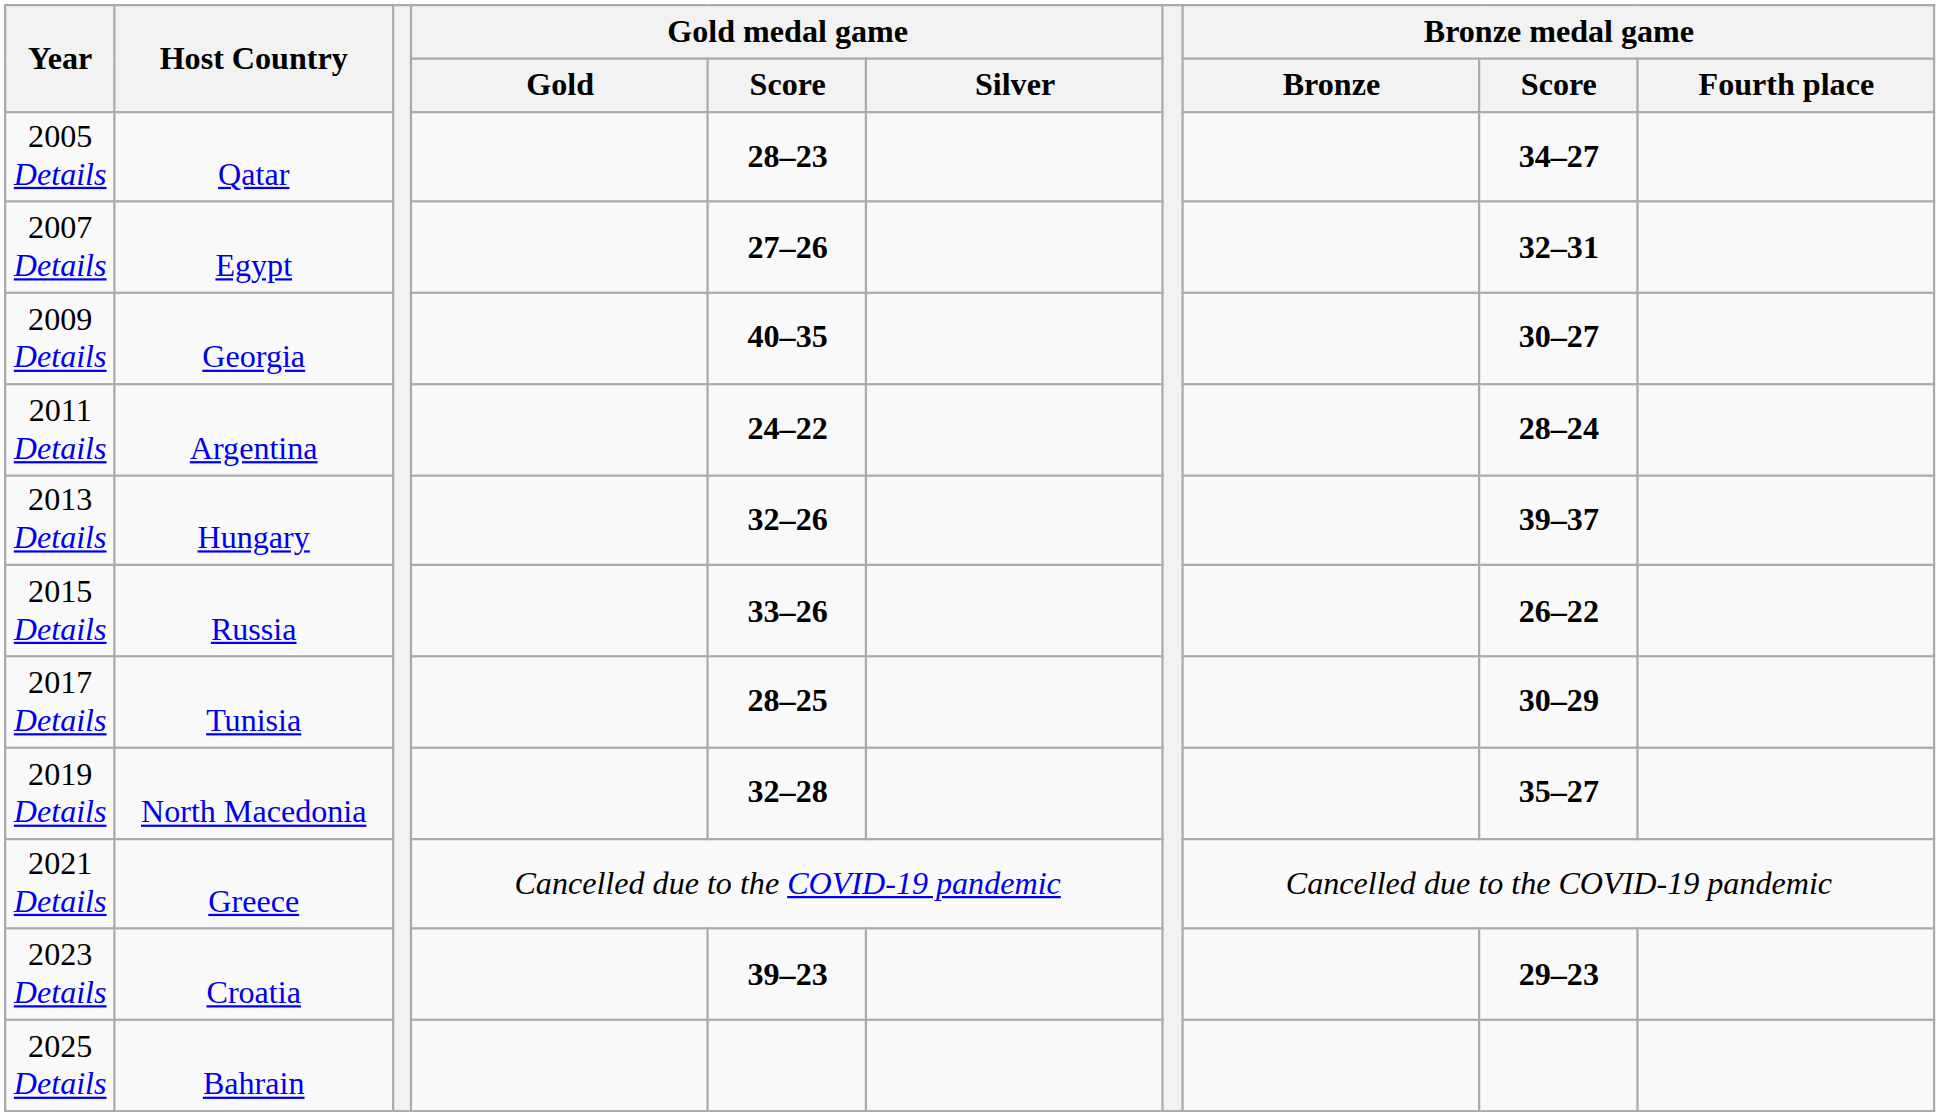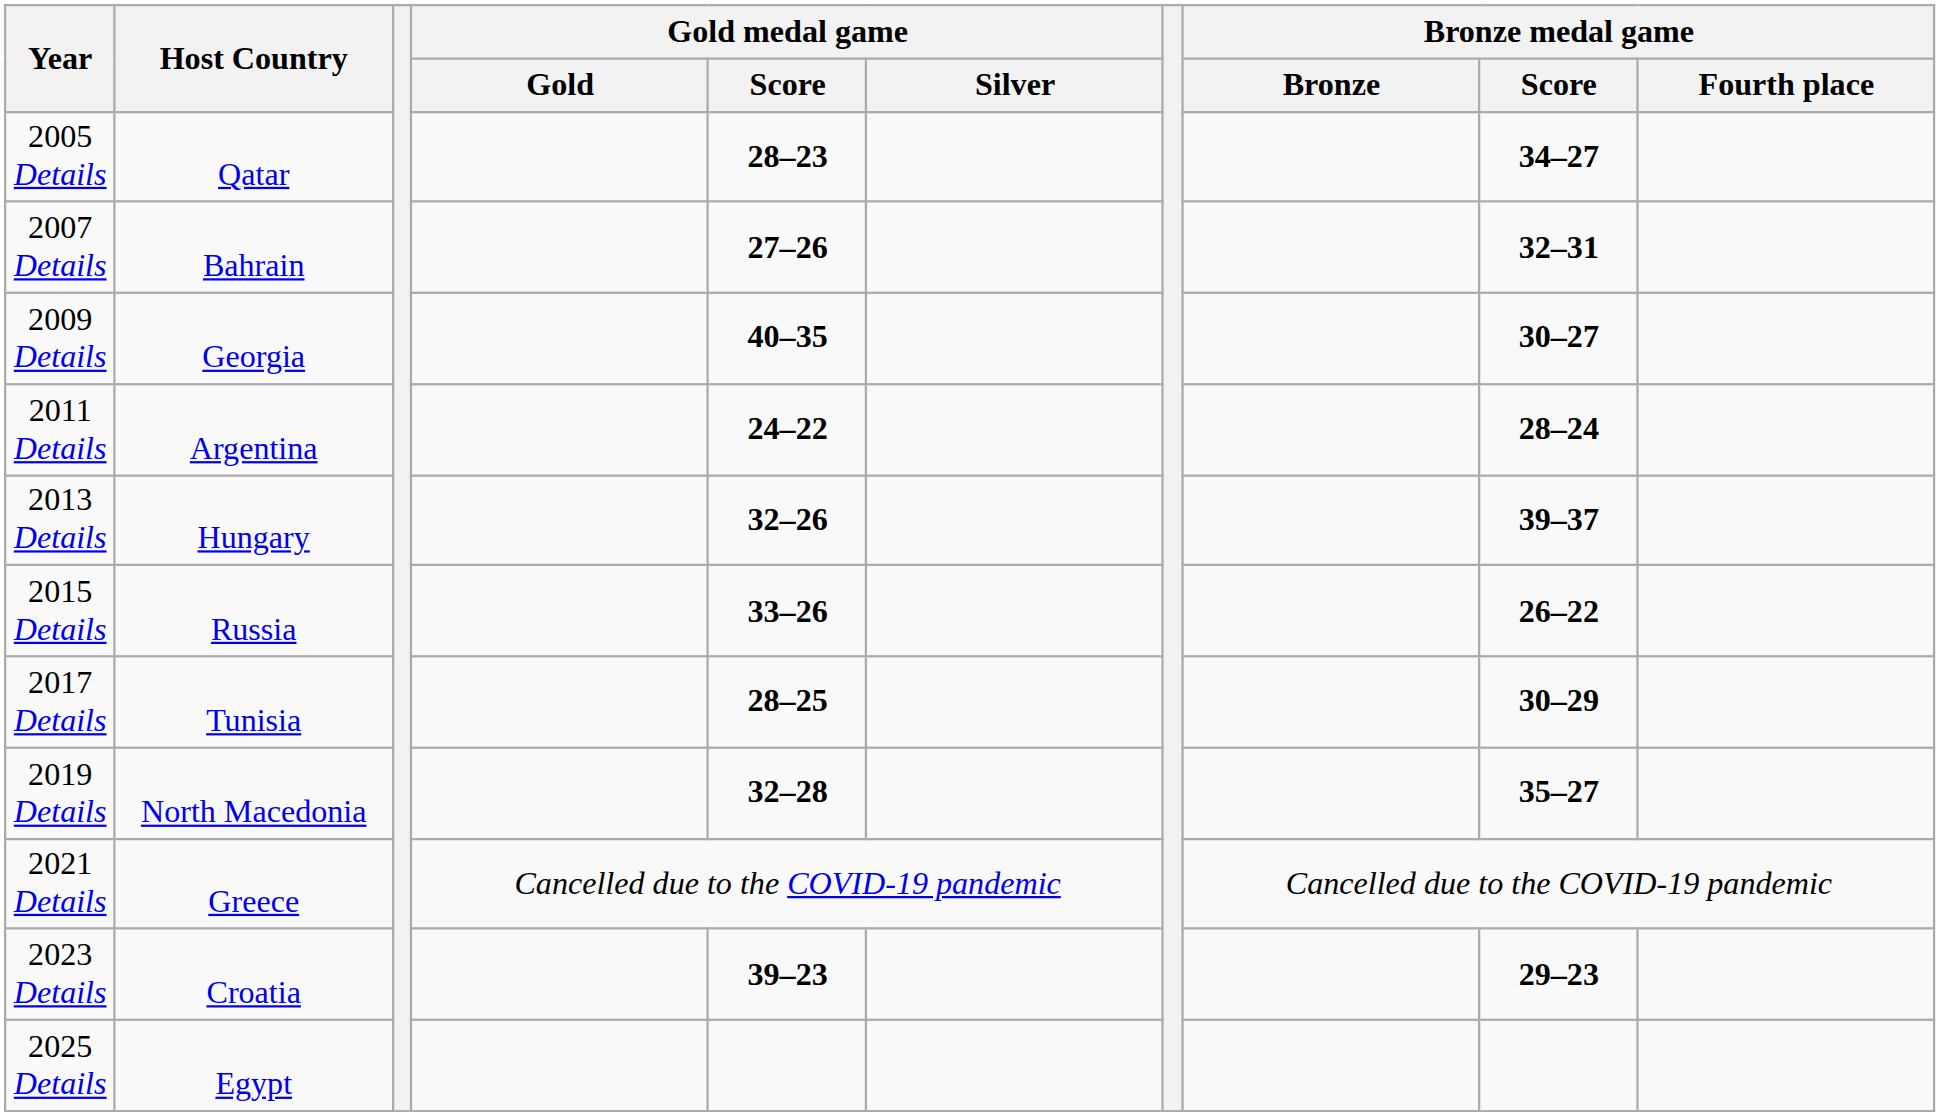(254, 266) Egypt -> (254, 266) Bahrain
(254, 1083) Bahrain -> (254, 1083) Egypt
